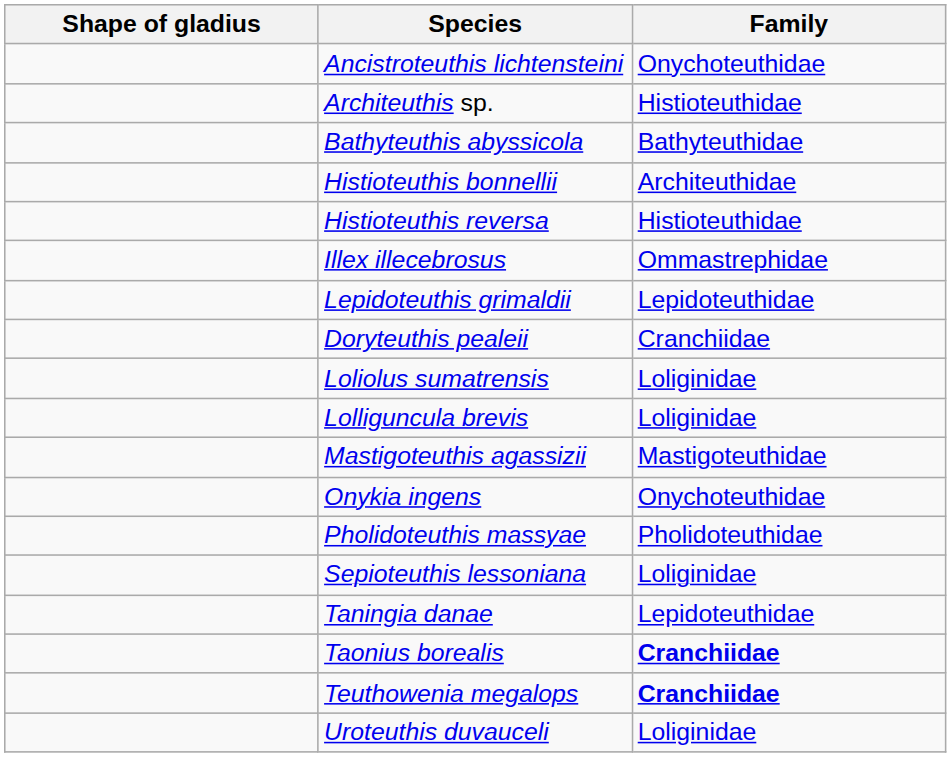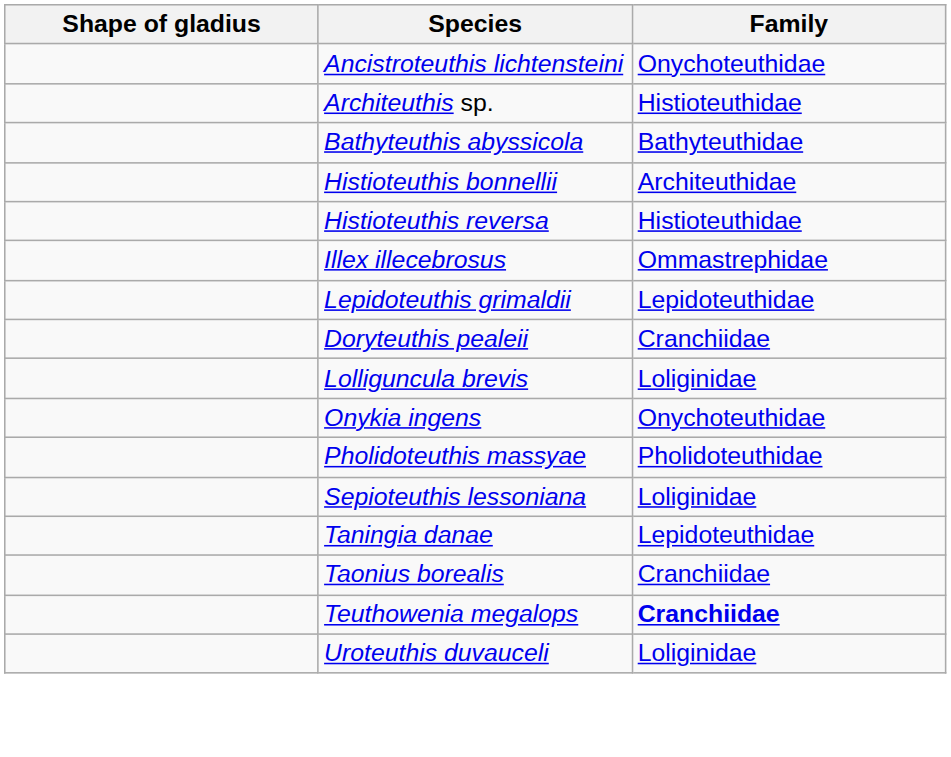- row: (436, 378)
- row: (455, 456)
(709, 653) bold -> (704, 574) normal
